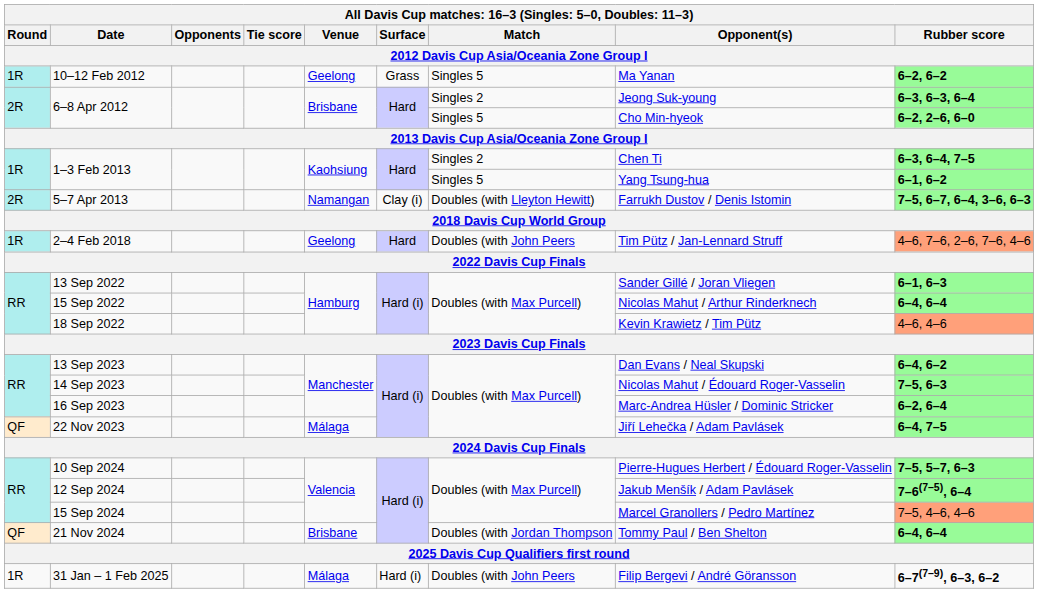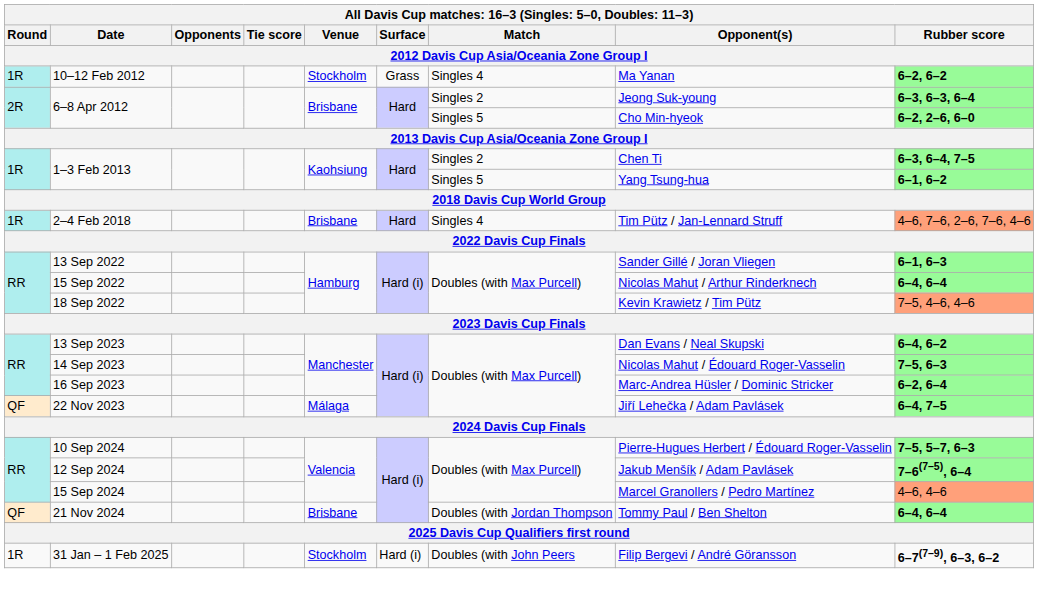(331, 76) Geelong -> (337, 76) Stockholm
(457, 76) Singles 5 -> (457, 76) Singles 4
- row: (15, 200)
(331, 241) Geelong -> (333, 221) Brisbane
(503, 241) Doubles (with John Peers -> (457, 221) Singles 4
(922, 324) 4–6, 4–6 -> (936, 303) 7–5, 4–6, 4–6
(936, 512) 7–5, 4–6, 4–6 -> (922, 492) 4–6, 4–6
(328, 576) Málaga -> (337, 555) Stockholm
